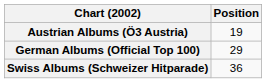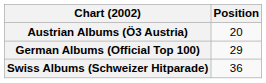(236, 31) 19 -> (236, 31) 20
